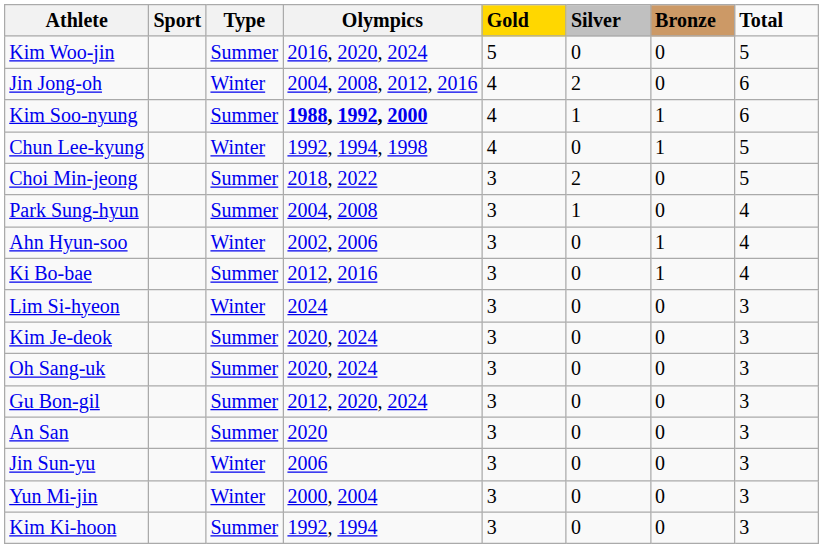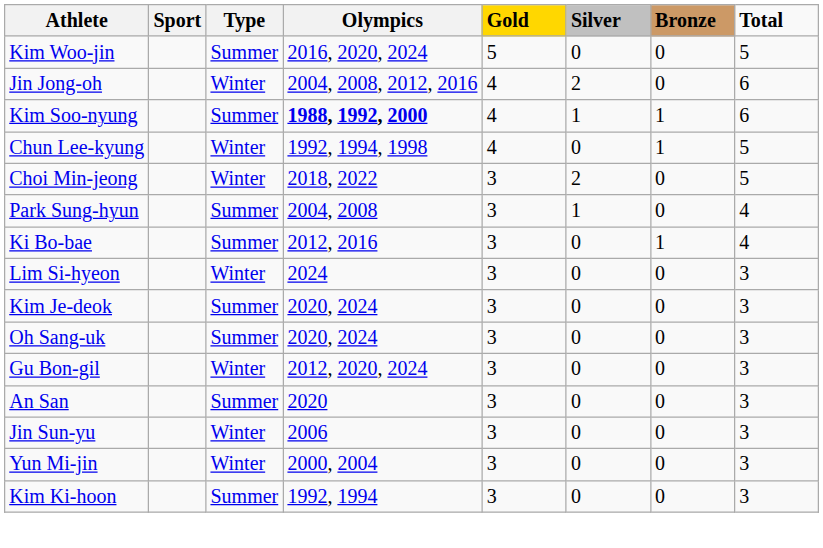(244, 178) Summer -> (238, 178) Winter
- row: (68, 242)
(244, 400) Summer -> (238, 369) Winter
